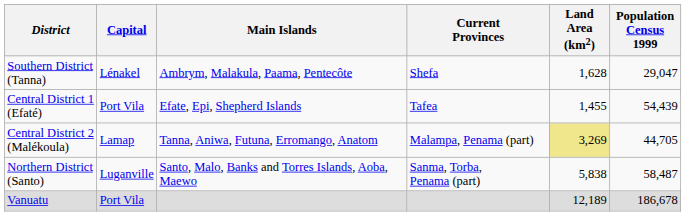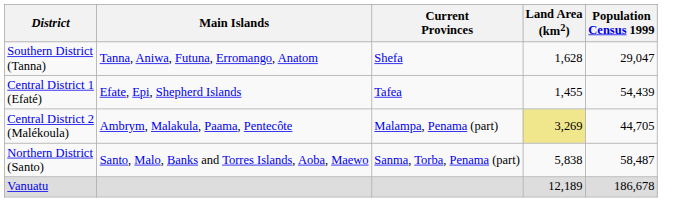- column: (127, 30)
(256, 72) Ambrym, Malakula, Paama, Pentecôte -> (209, 58) Tanna, Aniwa, Futuna, Erromango, Anatom
(269, 140) Tanna, Aniwa, Futuna, Erromango, Anatom -> (196, 126) Ambrym, Malakula, Paama, Pentecôte
